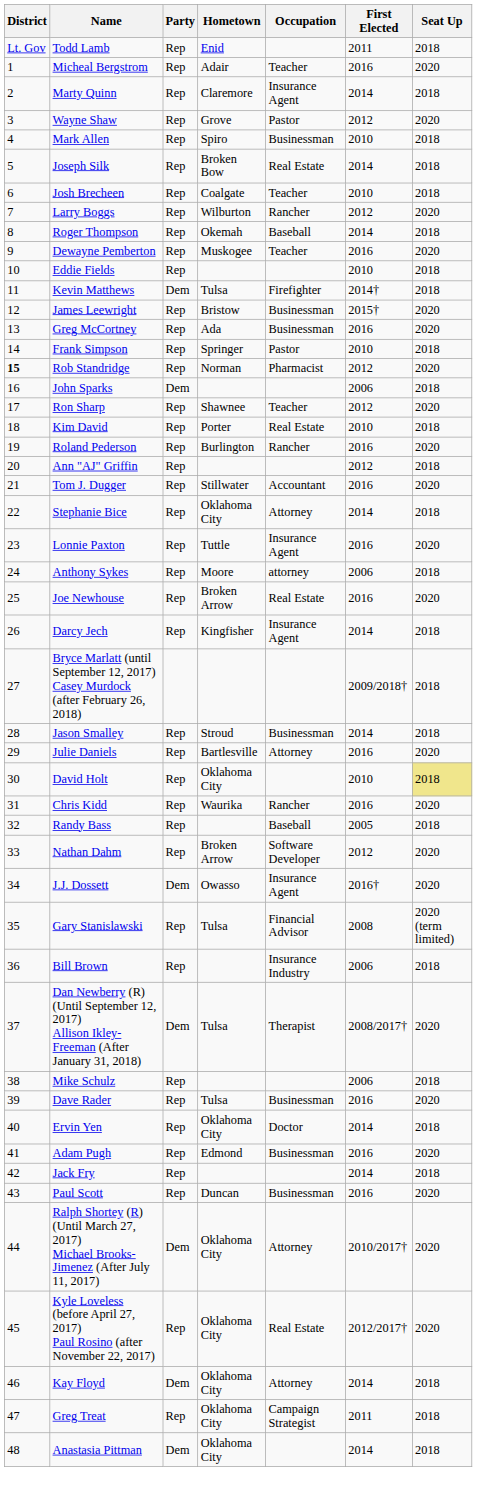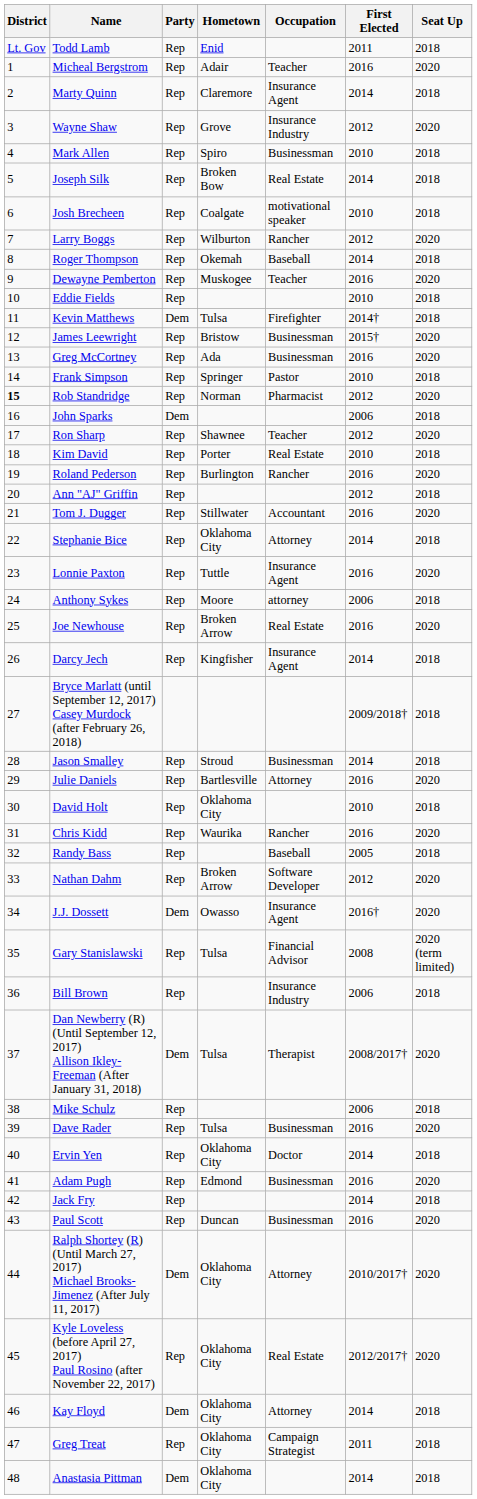(284, 120) Pastor -> (292, 127) Insurance Industry
(288, 192) Teacher -> (299, 213) motivational speaker
(427, 779) khaki background -> (428, 807) no background
